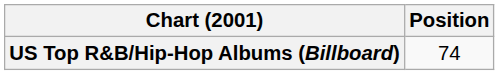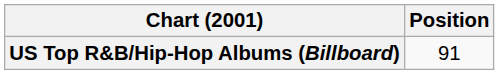(449, 52) 74 -> (449, 52) 91
